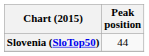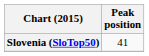(123, 42) 44 -> (123, 42) 41
